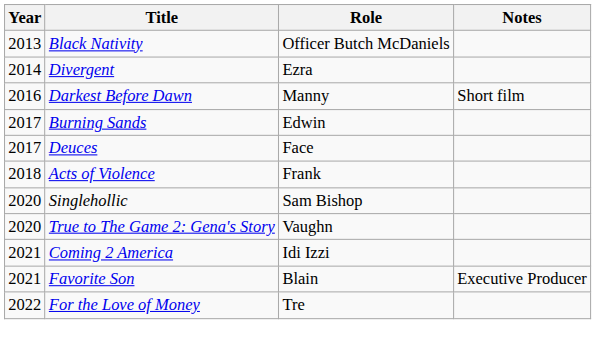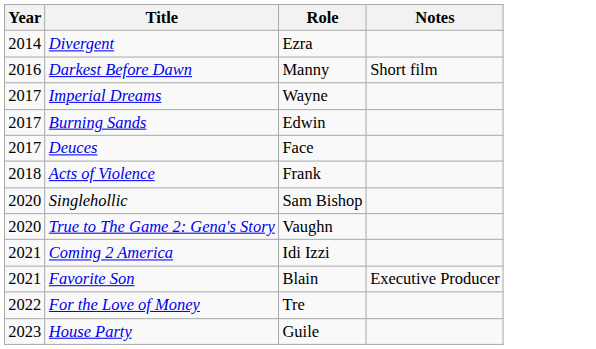- row: (96, 43)
+ row: (105, 95)
+ row: (90, 331)
